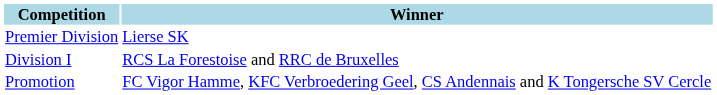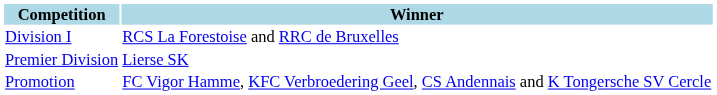rows swapped: (62, 37) <-> (38, 59)
